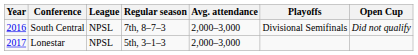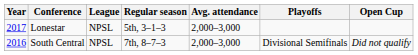rows swapped: (58, 27) <-> (48, 43)
